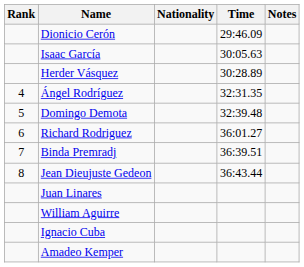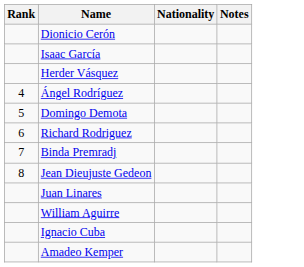- column: (241, 14)
